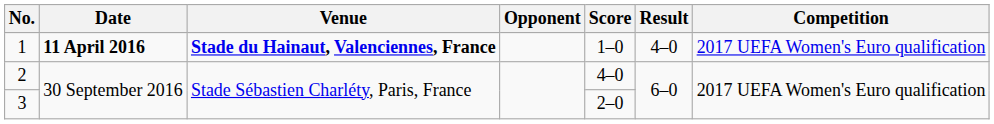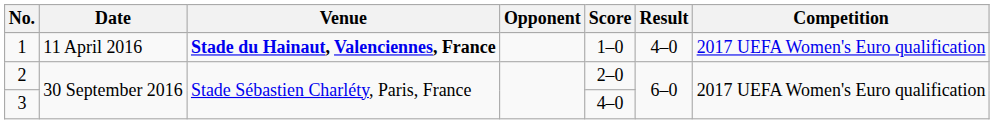(94, 47) bold -> (93, 47) normal
(610, 75) 4–0 -> (610, 75) 2–0
(610, 103) 2–0 -> (610, 103) 4–0
